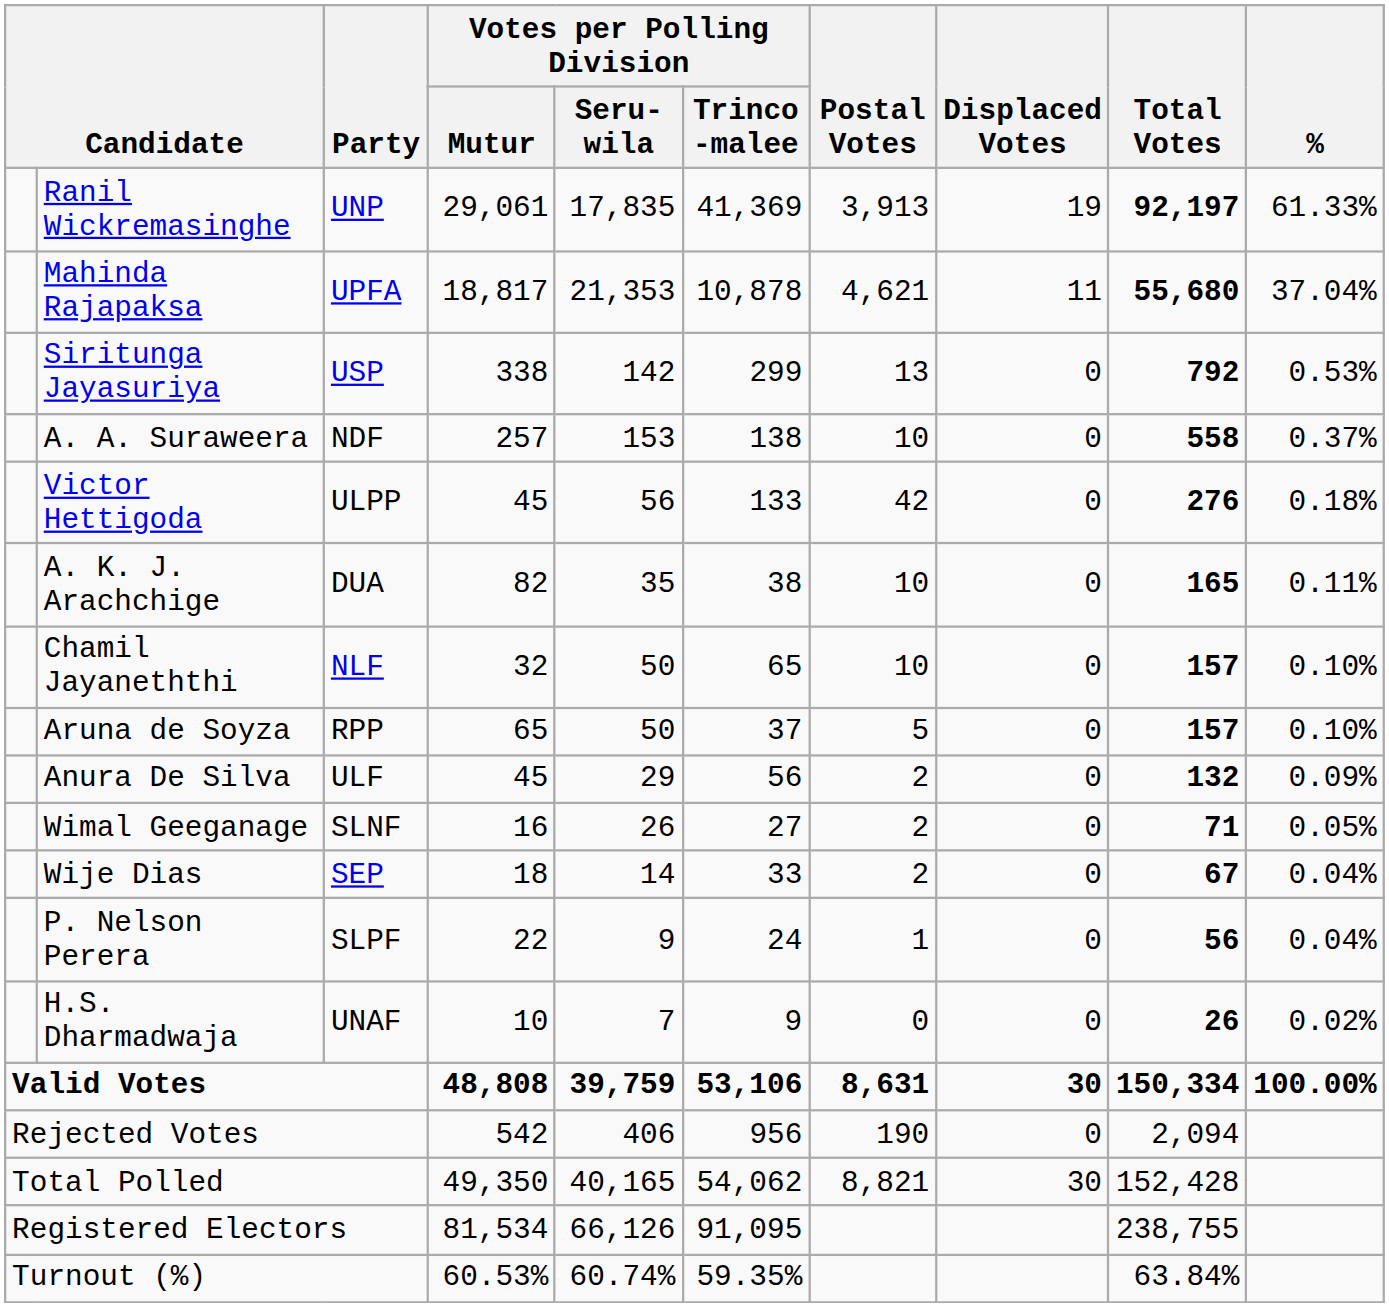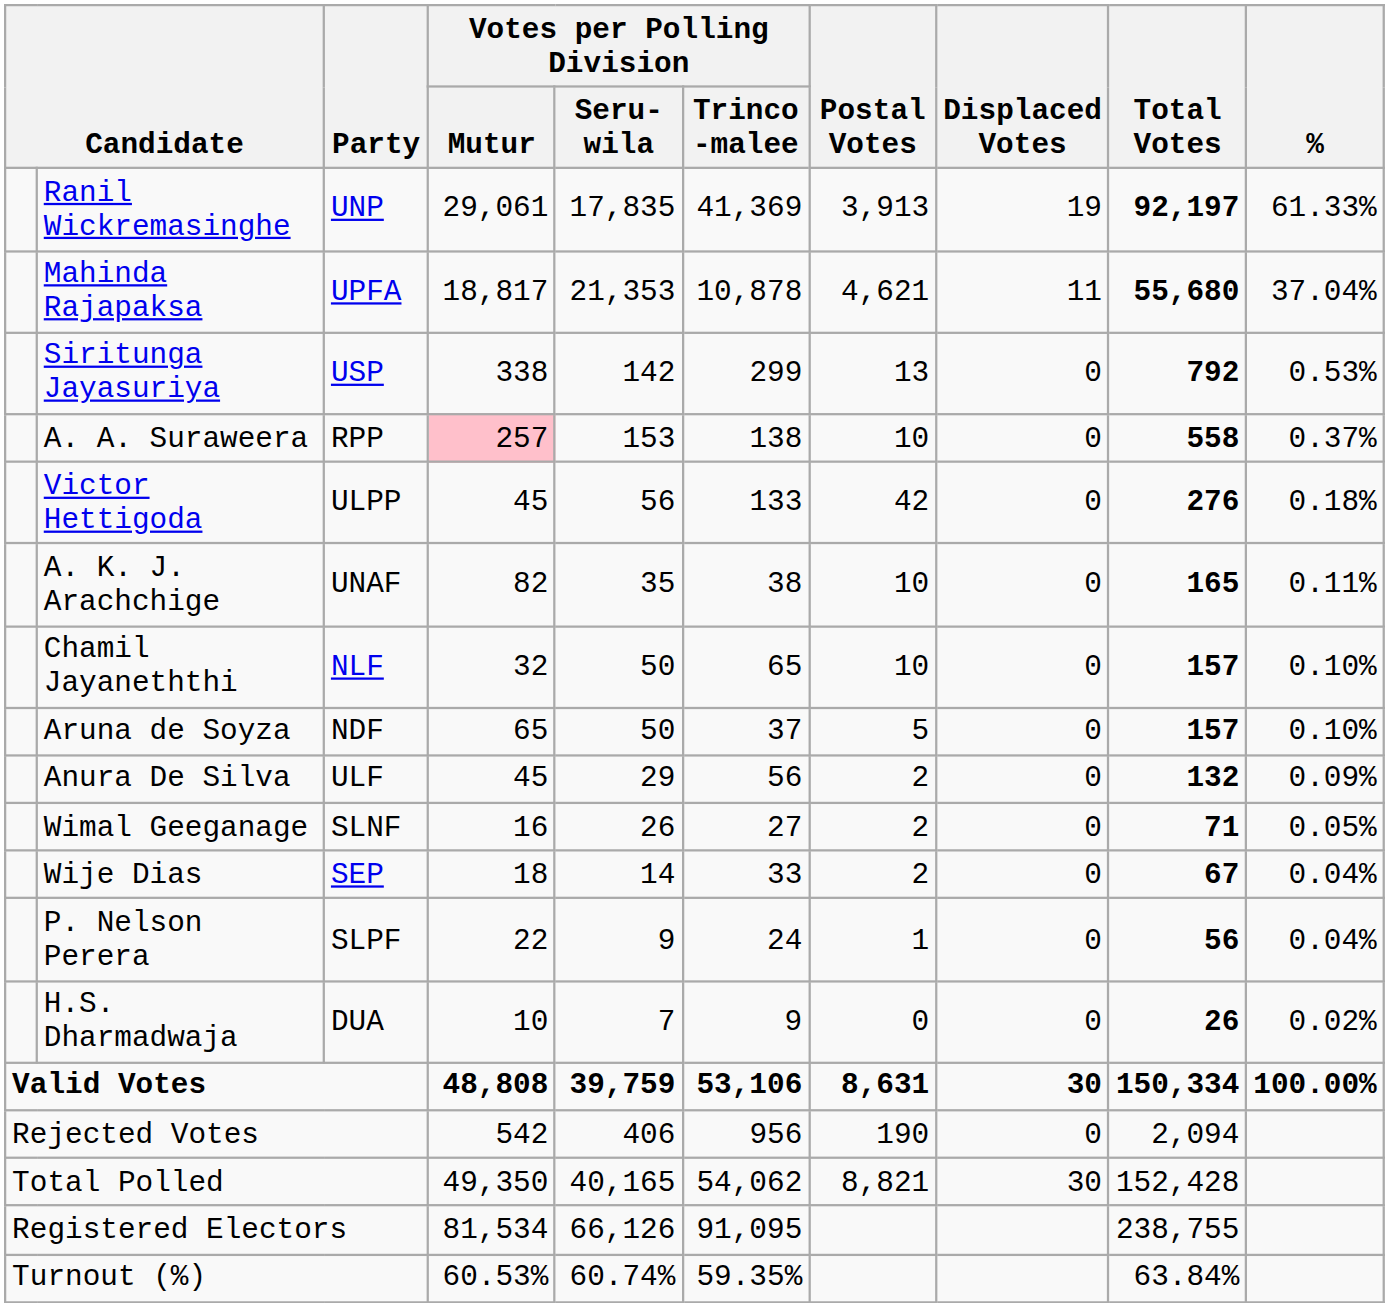(357, 438) NDF -> (357, 438) RPP
(522, 438) no background -> (522, 438) pink background
(357, 585) DUA -> (366, 585) UNAF
(357, 731) RPP -> (357, 731) NDF
(366, 1021) UNAF -> (357, 1021) DUA
